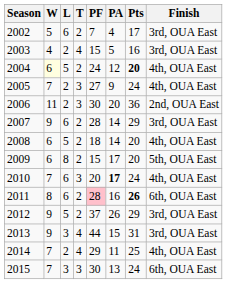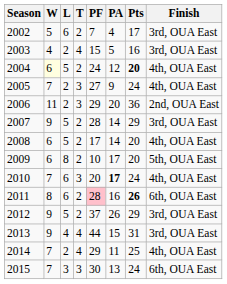(95, 104) 30 -> (95, 104) 29
(66, 123) 6 -> (66, 123) 5
(95, 141) 18 -> (95, 141) 17
(95, 159) 15 -> (95, 159) 10
(66, 232) 3 -> (66, 232) 4
